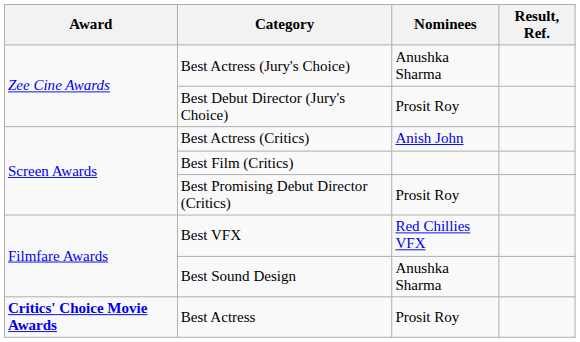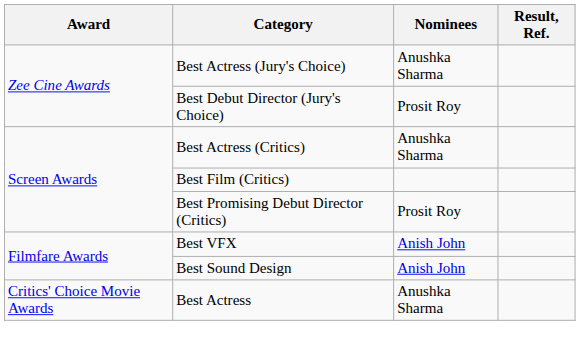(429, 138) Anish John -> (424, 147) Anushka Sharma
(433, 235) Red Chillies VFX -> (431, 244) Anish John
(422, 276) Anushka Sharma -> (431, 267) Anish John
(78, 317) bold -> (74, 300) normal
(427, 317) Prosit Roy -> (424, 300) Anushka Sharma
